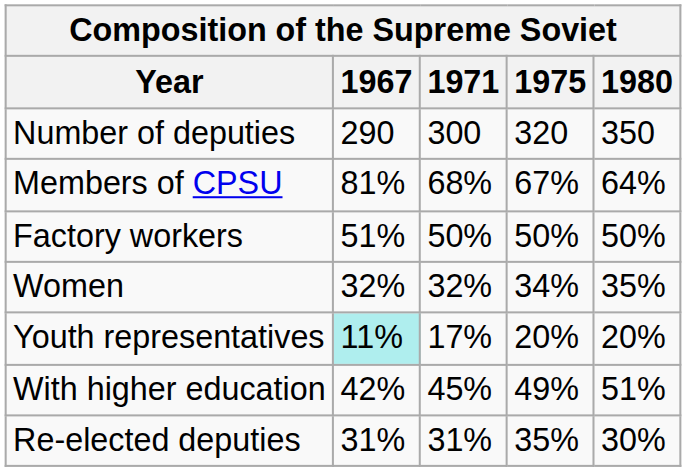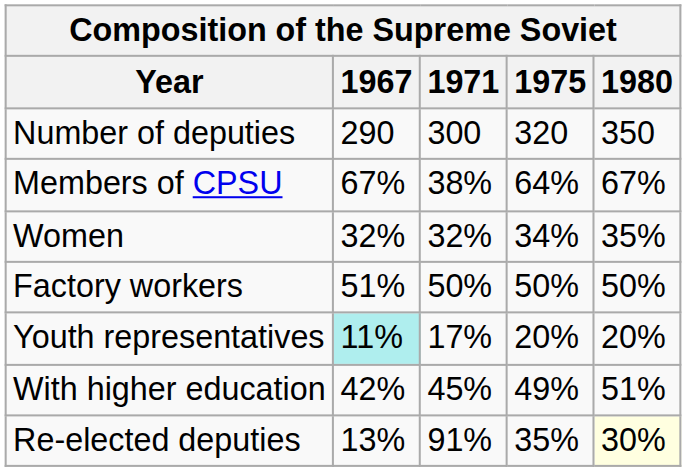(373, 184) 81% -> (373, 184) 67%
(460, 184) 68% -> (460, 184) 38%
(547, 184) 67% -> (547, 184) 64%
(633, 184) 64% -> (633, 184) 67%
rows swapped: (128, 235) <-> (68, 286)
(373, 440) 31% -> (373, 440) 13%
(460, 440) 31% -> (460, 440) 91%
(633, 440) no background -> (633, 440) lightyellow background
